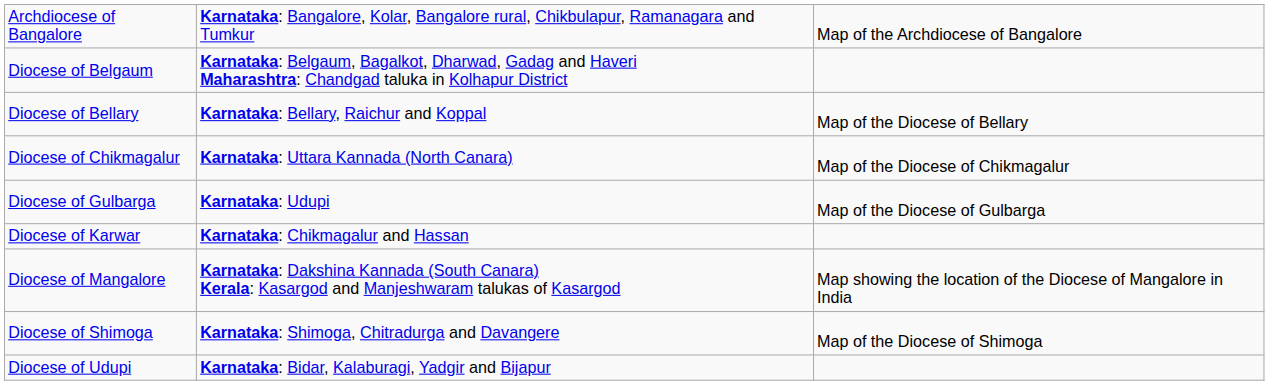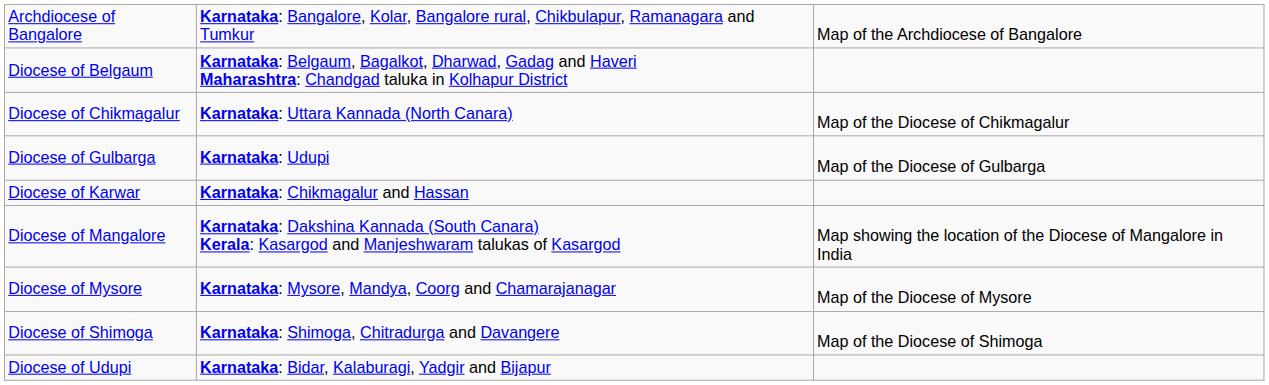- row: (73, 114)
+ row: (75, 289)
